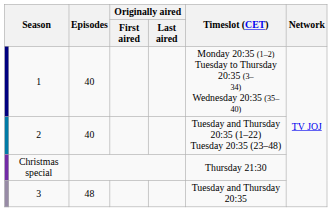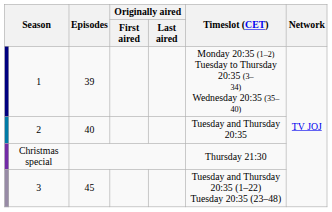(89, 81) 40 -> (89, 81) 39
(236, 135) Tuesday and Thursday 20:35 (1–22) Tuesday 20:35 (23–48) -> (236, 130) Tuesday and Thursday 20:35
(89, 193) 48 -> (89, 188) 45
(236, 193) Tuesday and Thursday 20:35 -> (236, 188) Tuesday and Thursday 20:35 (1–22) Tuesday 20:35 (23–48)
